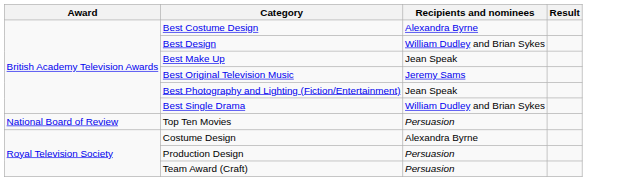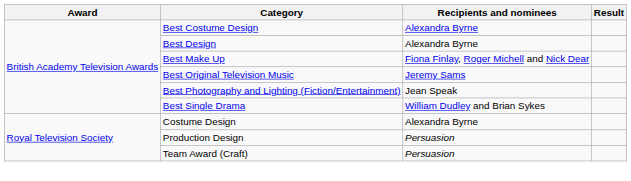(475, 44) William Dudley and Brian Sykes -> (442, 44) Alexandra Byrne
(431, 59) Jean Speak -> (497, 59) Fiona Finlay, Roger Michell and Nick Dear
- row: (197, 122)
